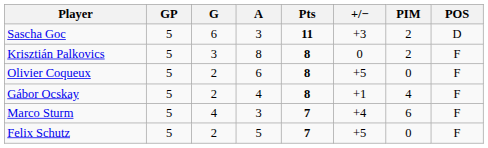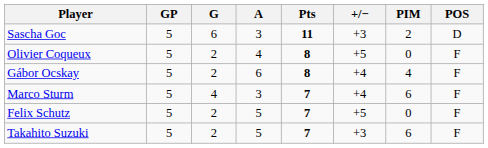- row: (56, 53)
(259, 73) 6 -> (259, 53) 4
(259, 93) 4 -> (259, 73) 6
(360, 93) +1 -> (360, 73) +4
+ row: (48, 133)
